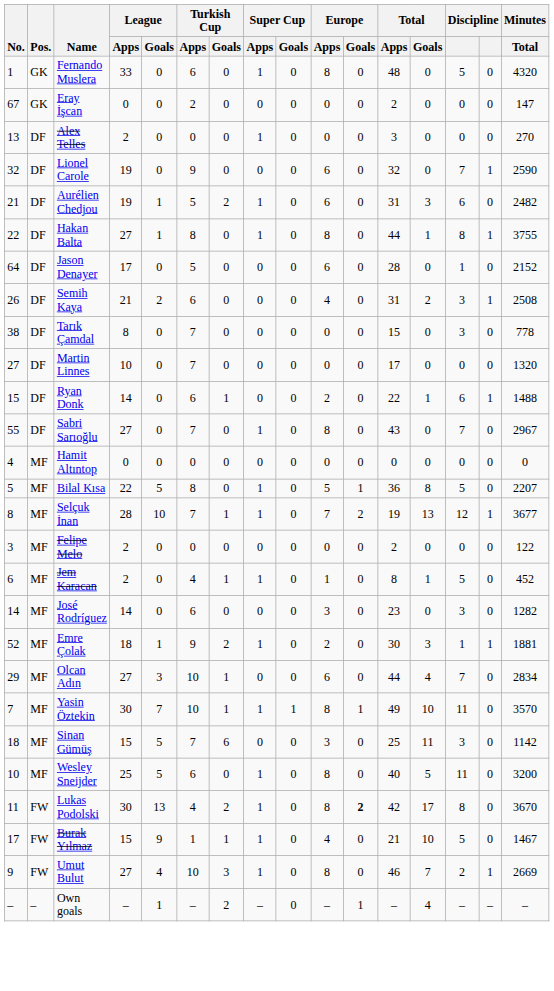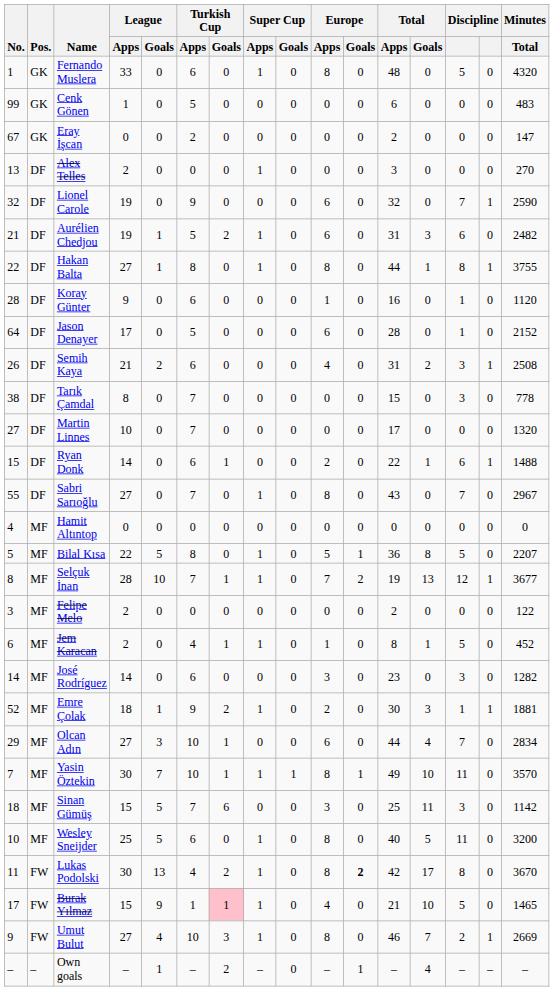+ row: (73, 104)
+ row: (74, 300)
(226, 839) no background -> (226, 904) pink background
(525, 839) 1467 -> (525, 904) 1465
